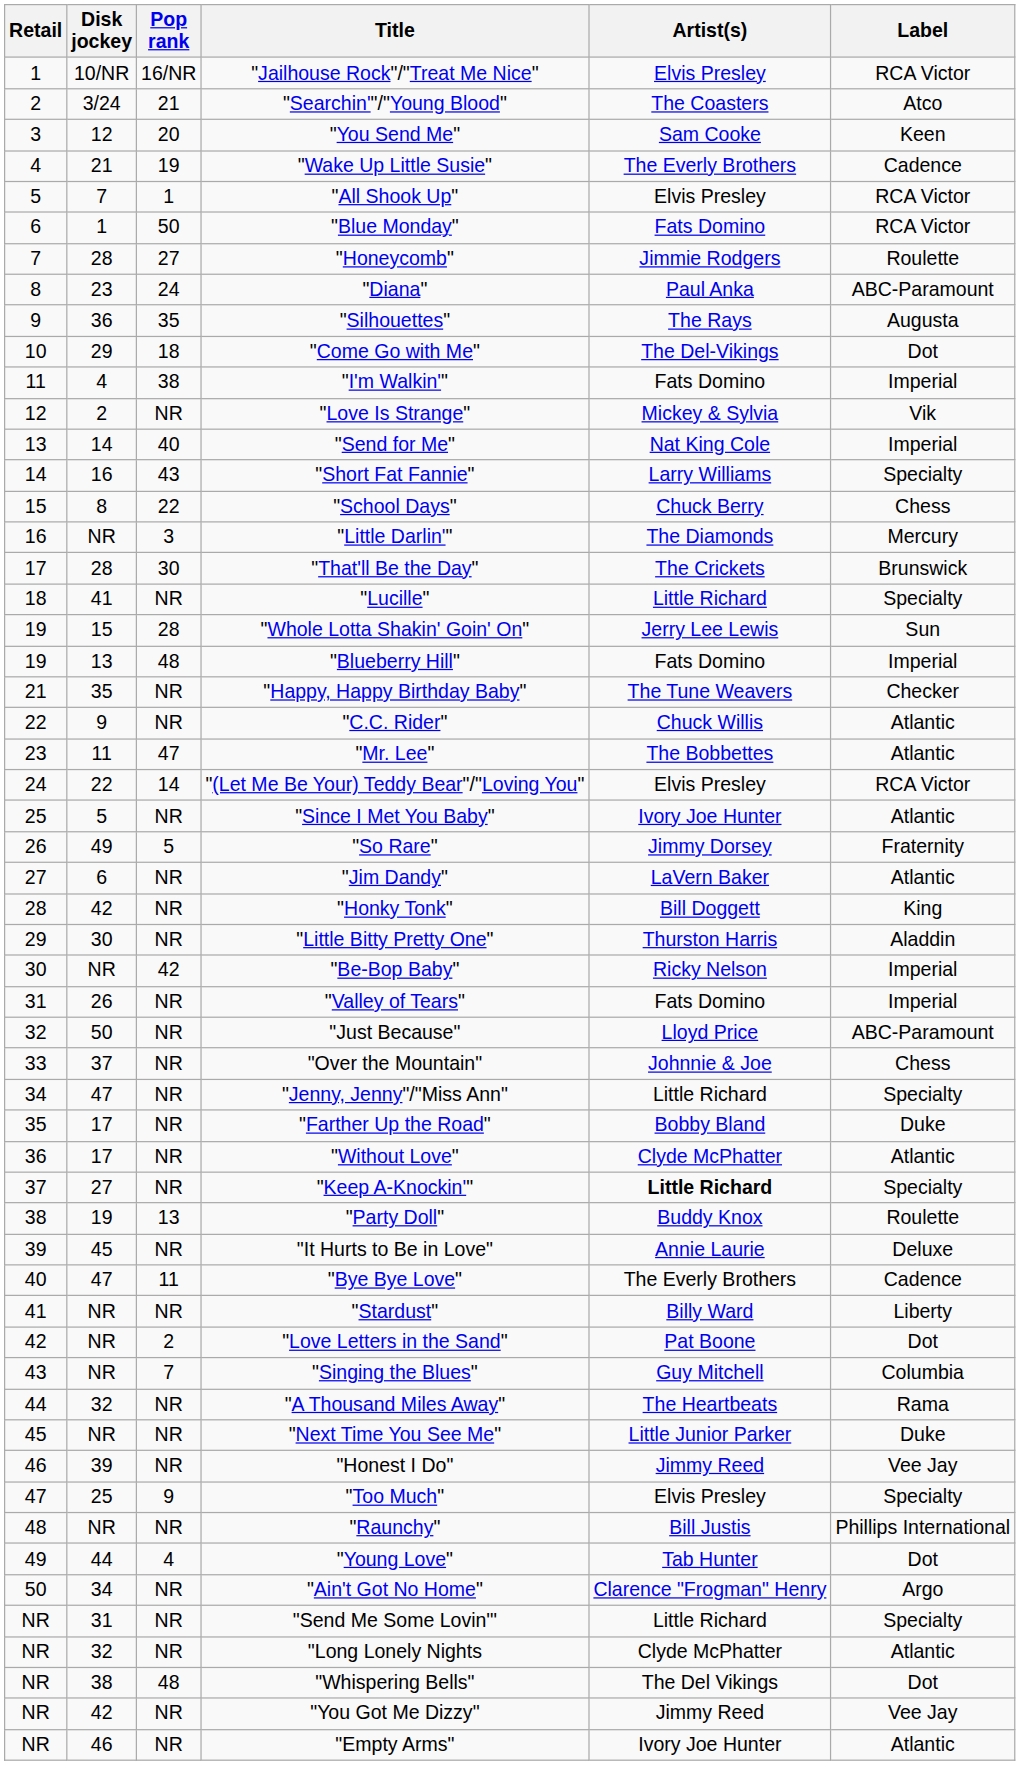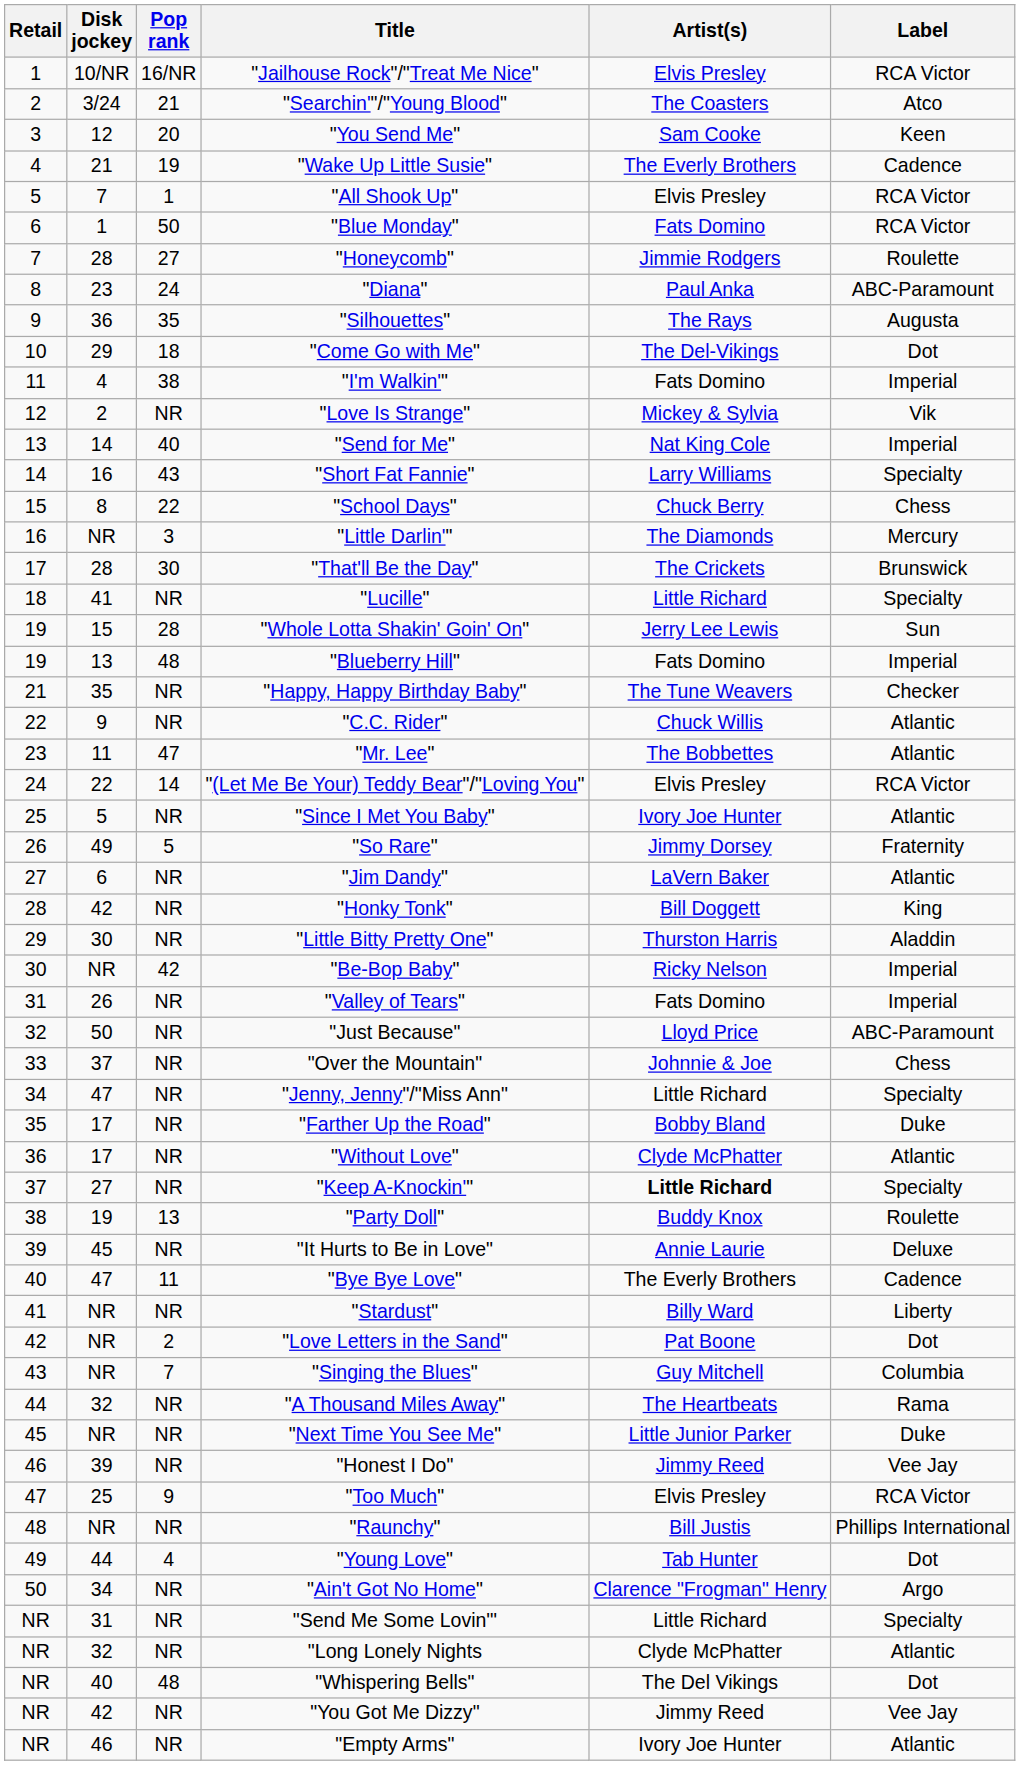(923, 1496) Specialty -> (923, 1496) RCA Victor
(102, 1682) 38 -> (102, 1682) 40
